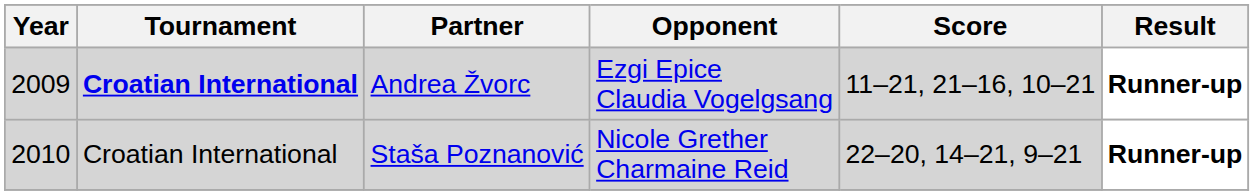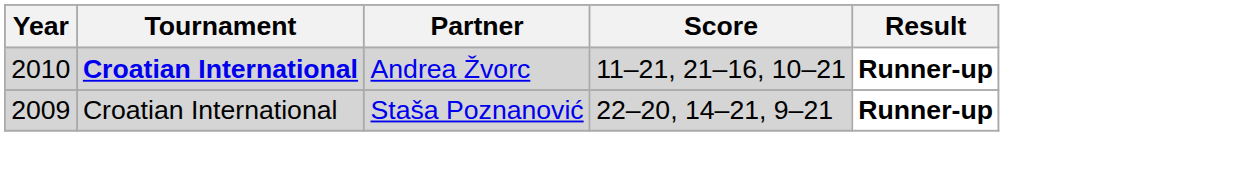- column: (715, 26)
(41, 83) 2009 -> (41, 68) 2010
(41, 155) 2010 -> (41, 111) 2009
